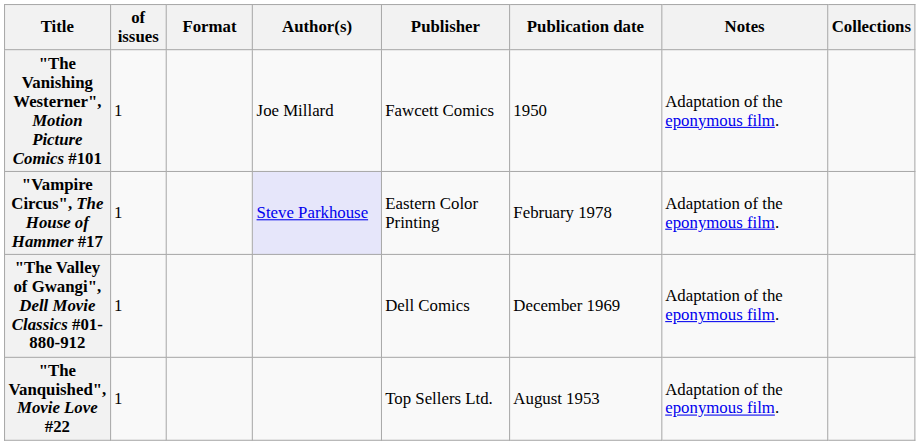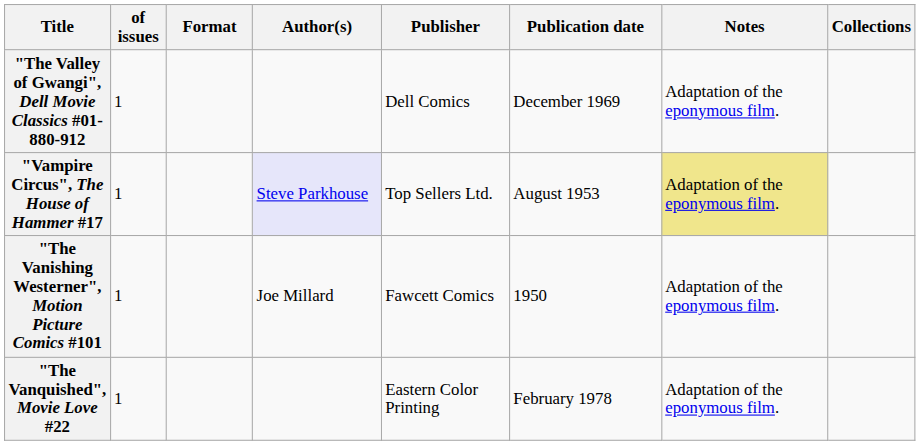rows swapped: (57, 305) <-> (57, 110)
(432, 212) Eastern Color Printing -> (439, 193) Top Sellers Ltd.
(563, 212) February 1978 -> (557, 193) August 1953
(724, 212) no background -> (724, 193) khaki background
(439, 398) Top Sellers Ltd. -> (432, 398) Eastern Color Printing
(557, 398) August 1953 -> (563, 398) February 1978
